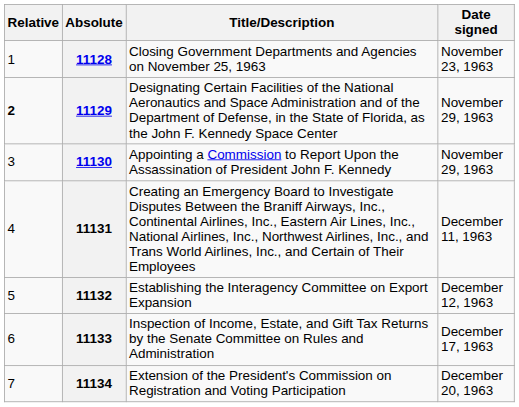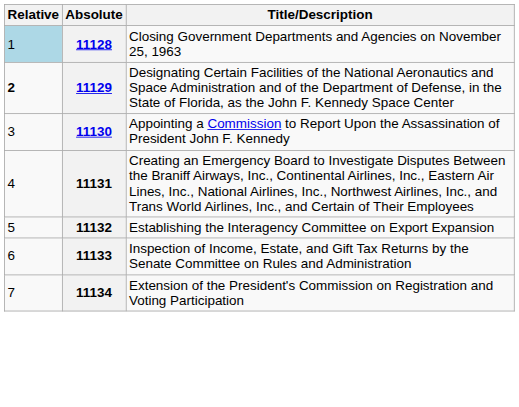- column: (476, 22)
(11, 59) no background -> (11, 44) lightblue background
